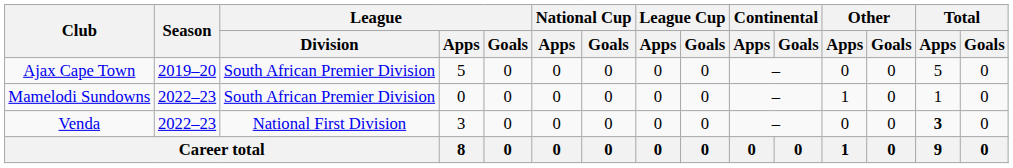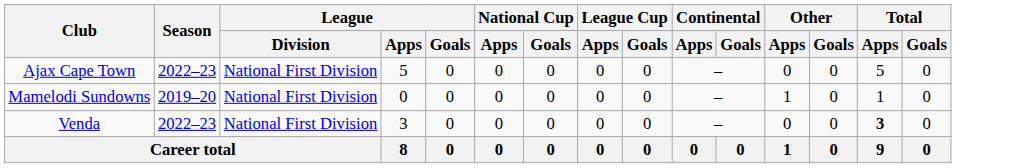(187, 70) 2019–20 -> (187, 70) 2022–23
(329, 70) South African Premier Division -> (301, 70) National First Division
(187, 96) 2022–23 -> (187, 96) 2019–20
(329, 96) South African Premier Division -> (301, 96) National First Division
